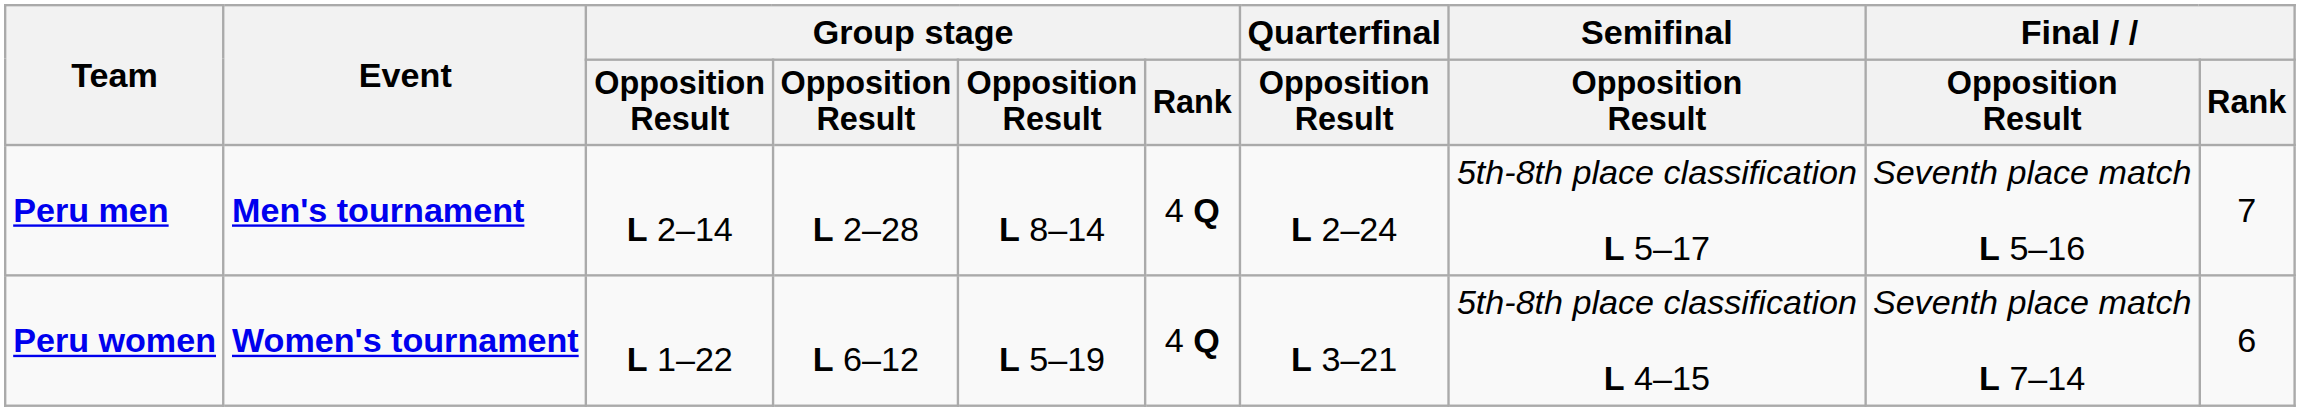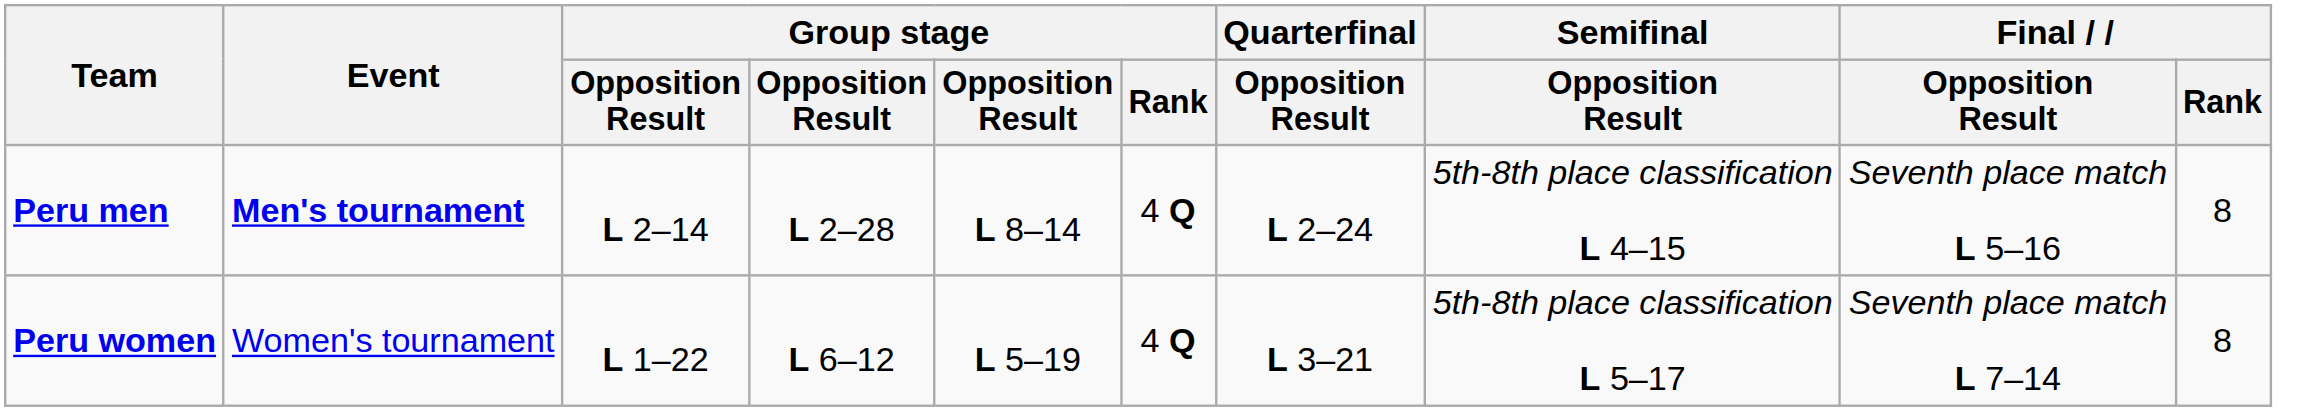(1657, 211) 5th-8th place classification L 5–17 -> (1633, 211) 5th-8th place classification L 4–15
(2247, 211) 7 -> (2222, 211) 8
(405, 341) bold -> (393, 341) normal
(1657, 341) 5th-8th place classification L 4–15 -> (1633, 341) 5th-8th place classification L 5–17
(2247, 341) 6 -> (2222, 341) 8
